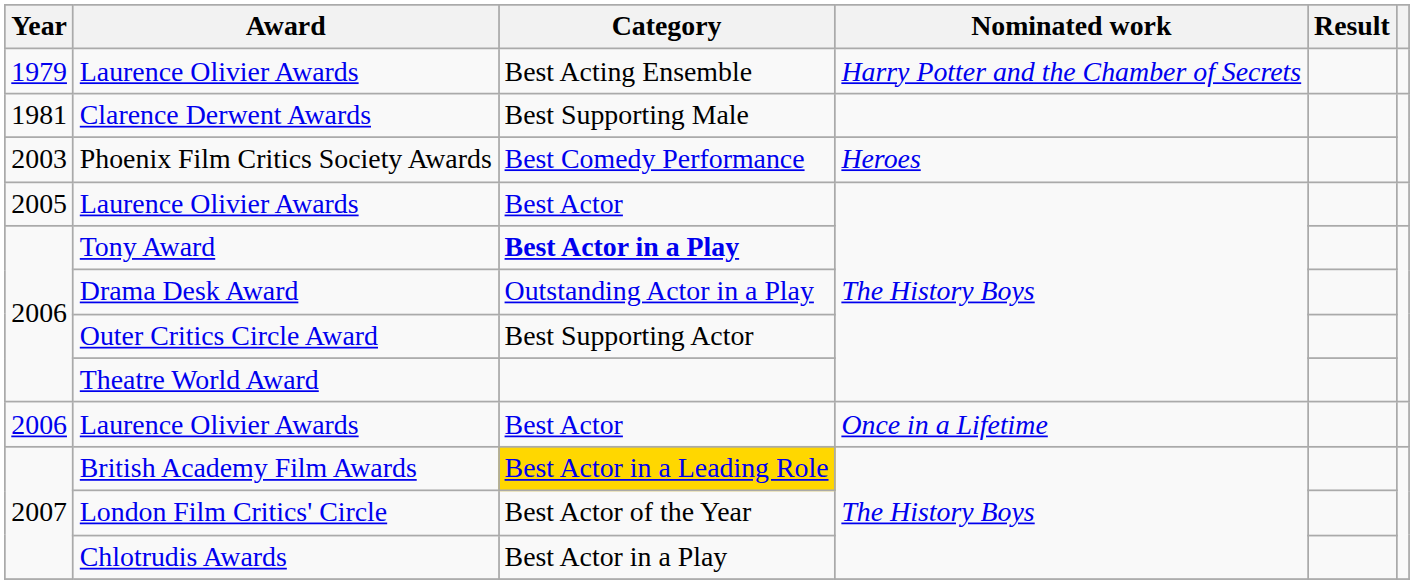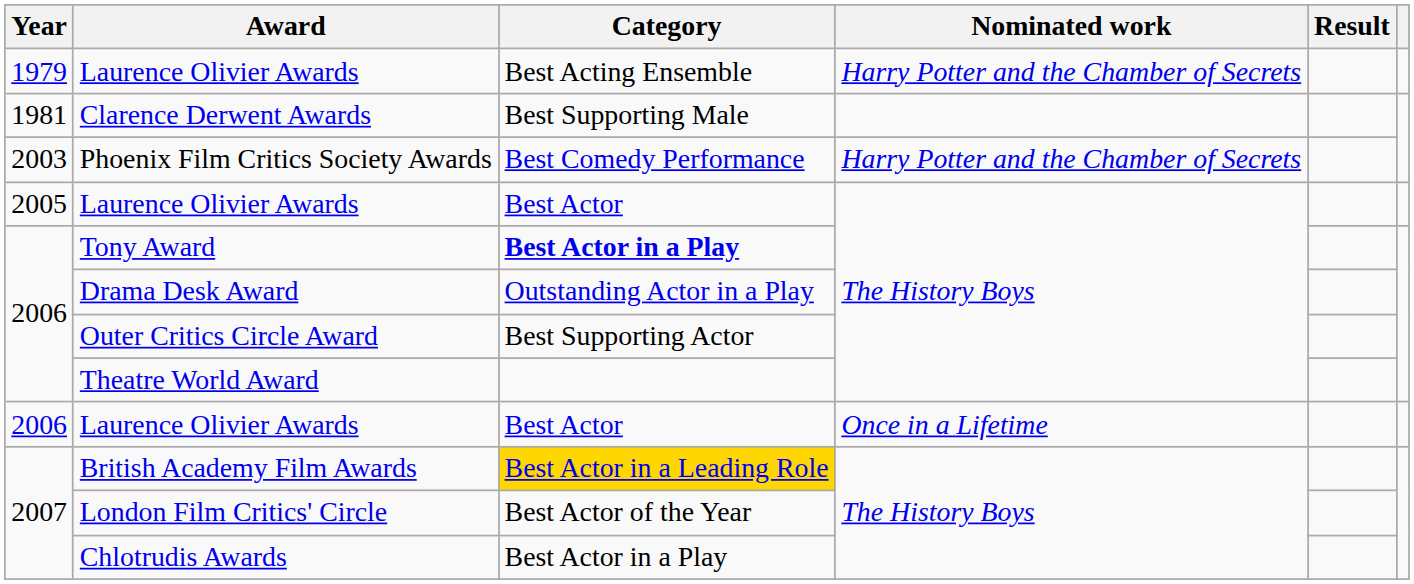(881, 159) Heroes -> (1071, 159) Harry Potter and the Chamber of Secrets
